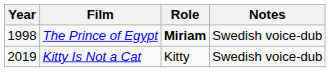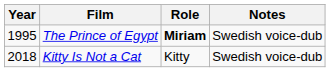(22, 35) 1998 -> (22, 35) 1995
(22, 56) 2019 -> (22, 56) 2018
